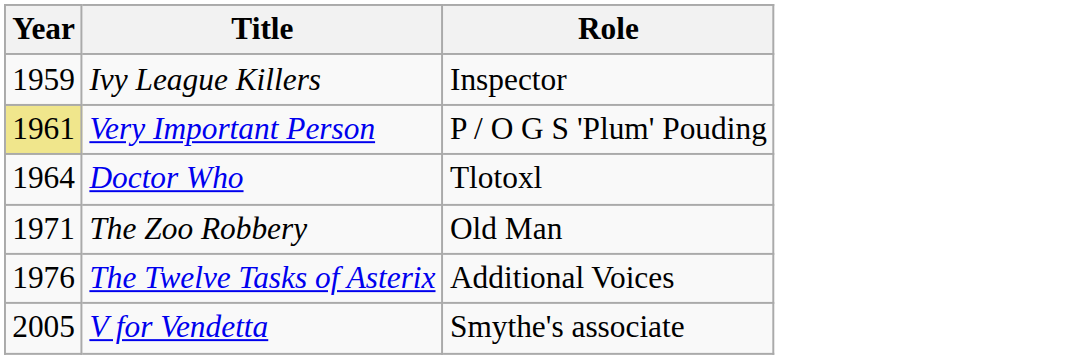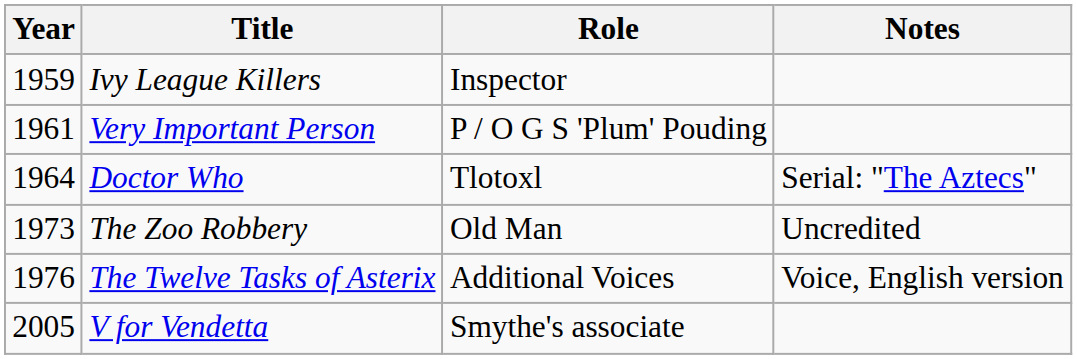+ column: (923, 29)
(44, 128) khaki background -> (44, 128) no background
(44, 228) 1971 -> (44, 228) 1973
